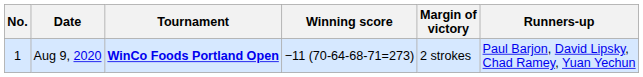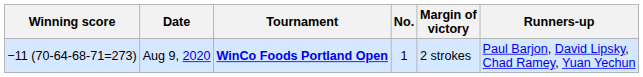columns swapped: (18, 22) <-> (349, 22)
